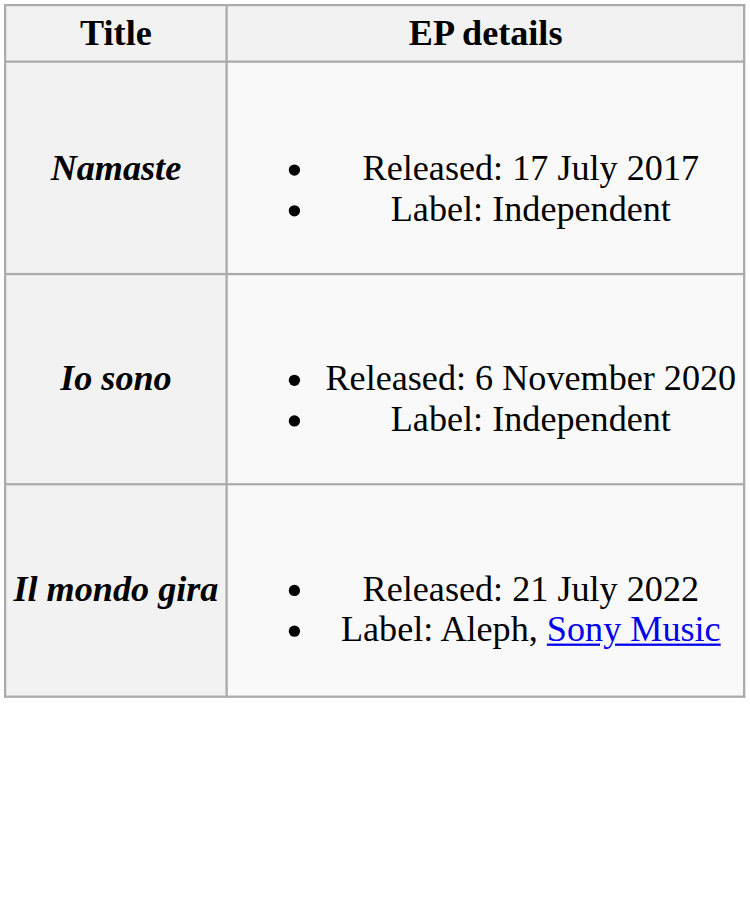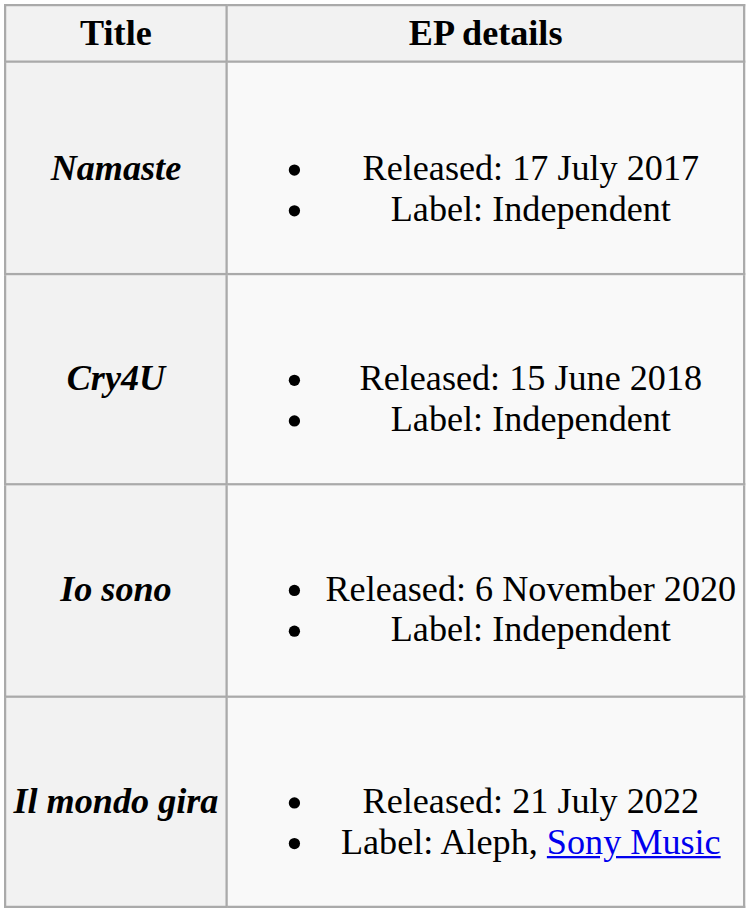+ row: (116, 378)
